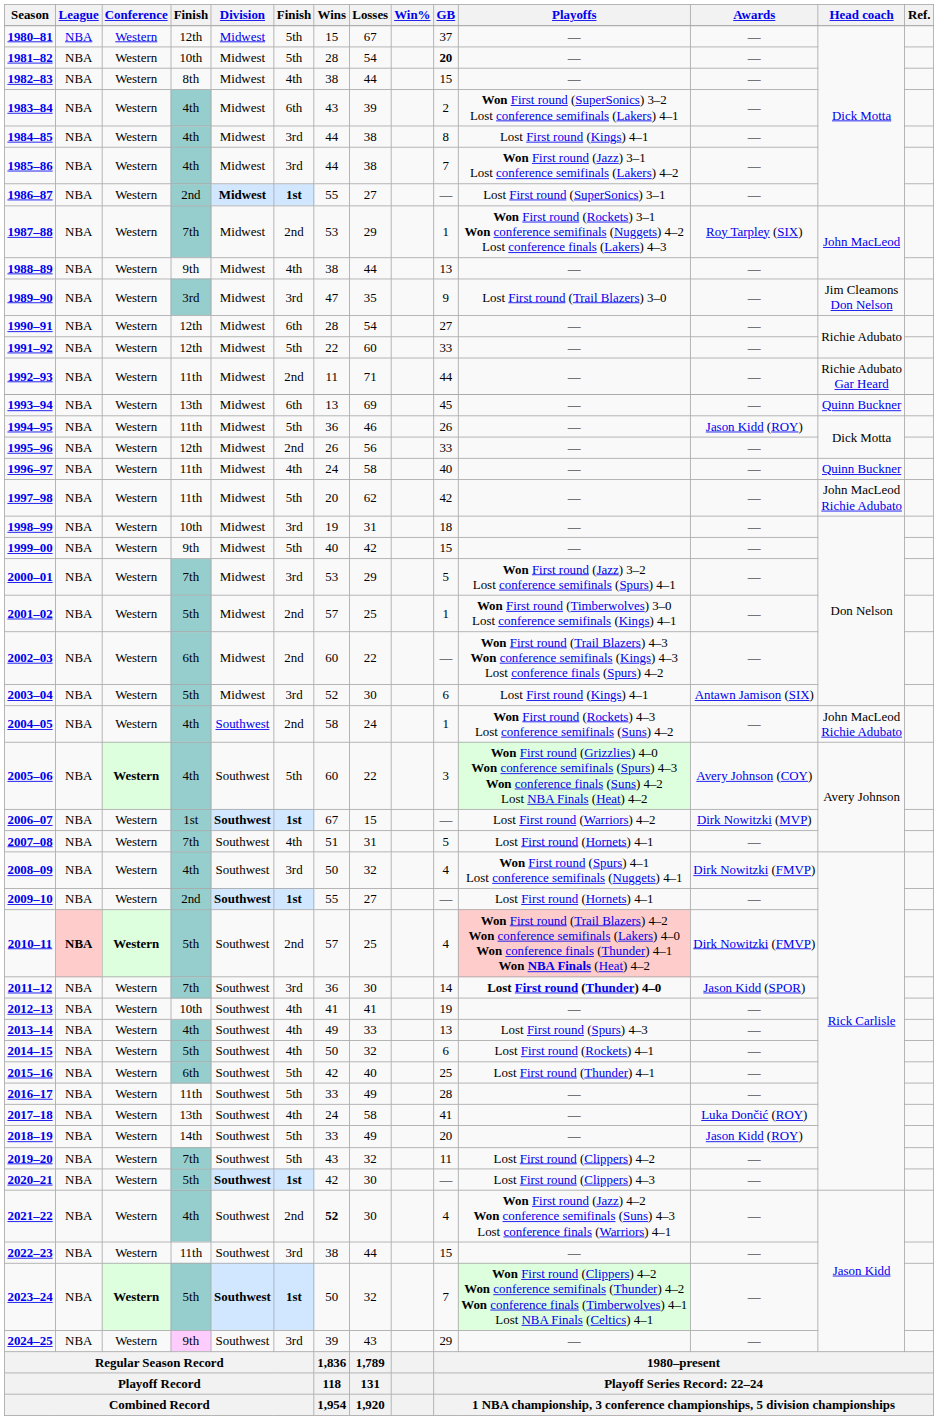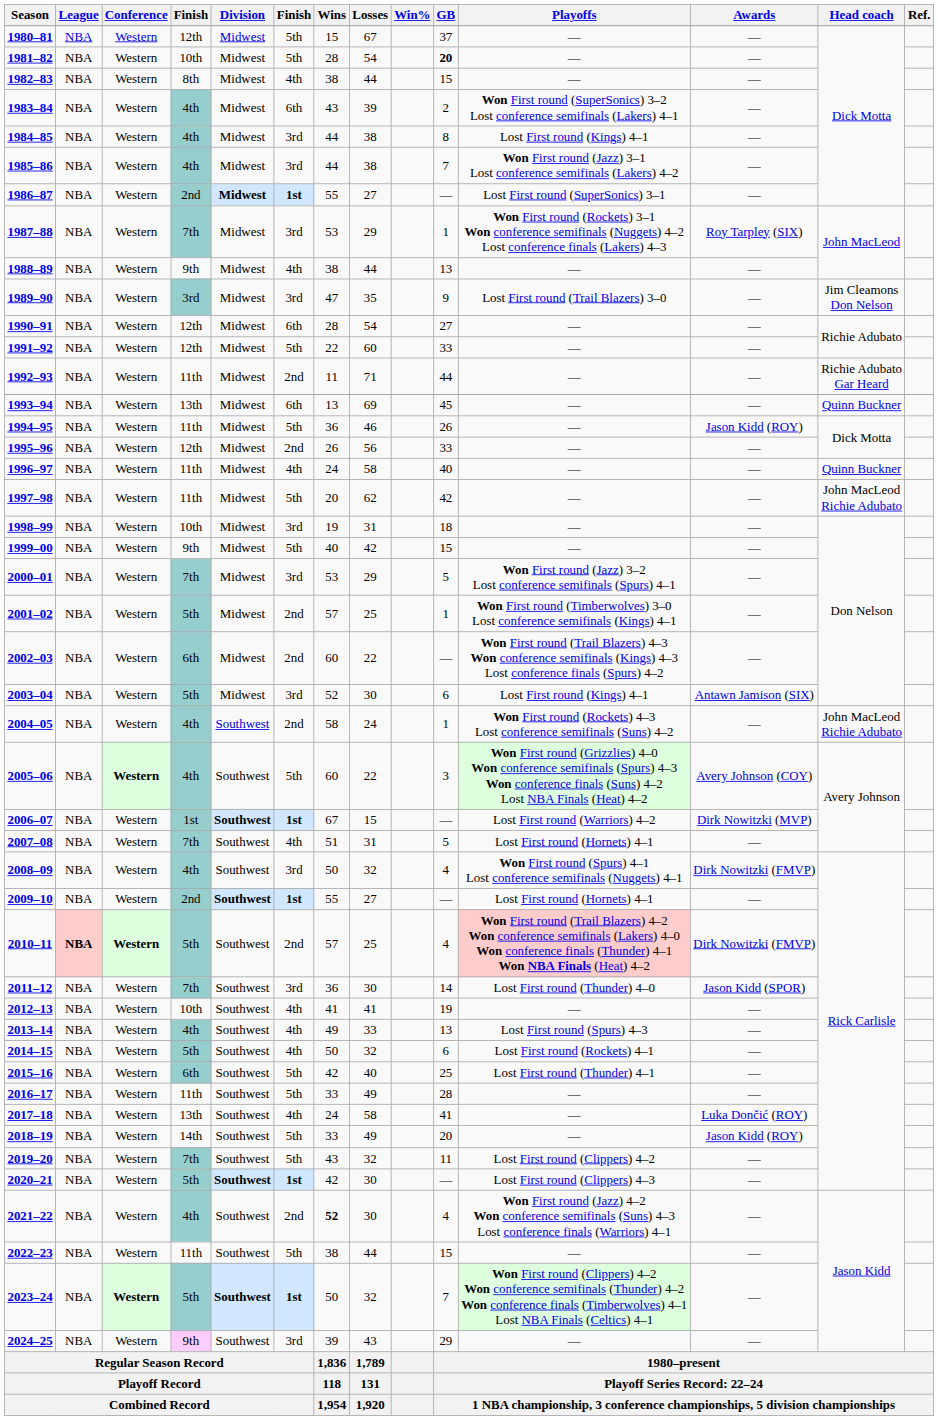(294, 231) 2nd -> (294, 231) 3rd
(574, 987) bold -> (574, 987) normal
(294, 1252) 3rd -> (294, 1252) 5th
